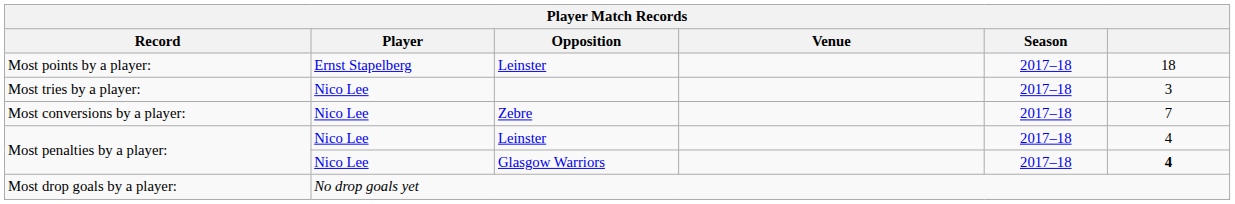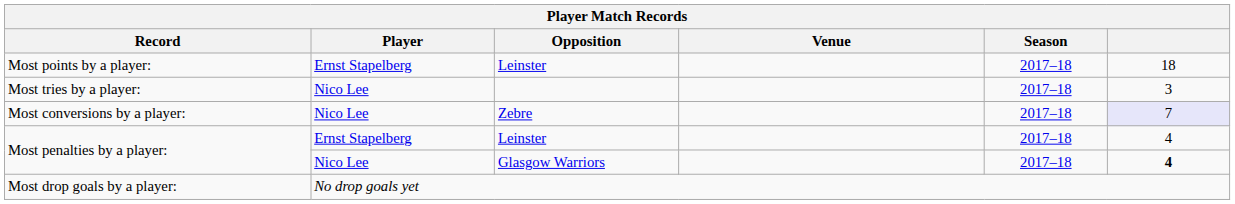(1168, 114) no background -> (1168, 114) lavender background
(341, 138) Nico Lee -> (363, 138) Ernst Stapelberg
